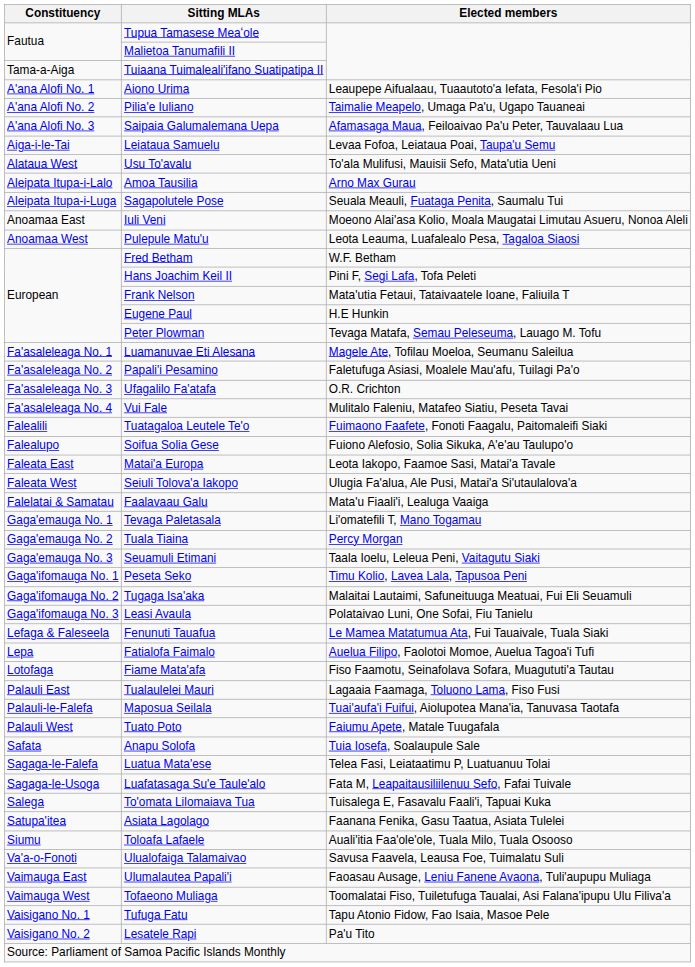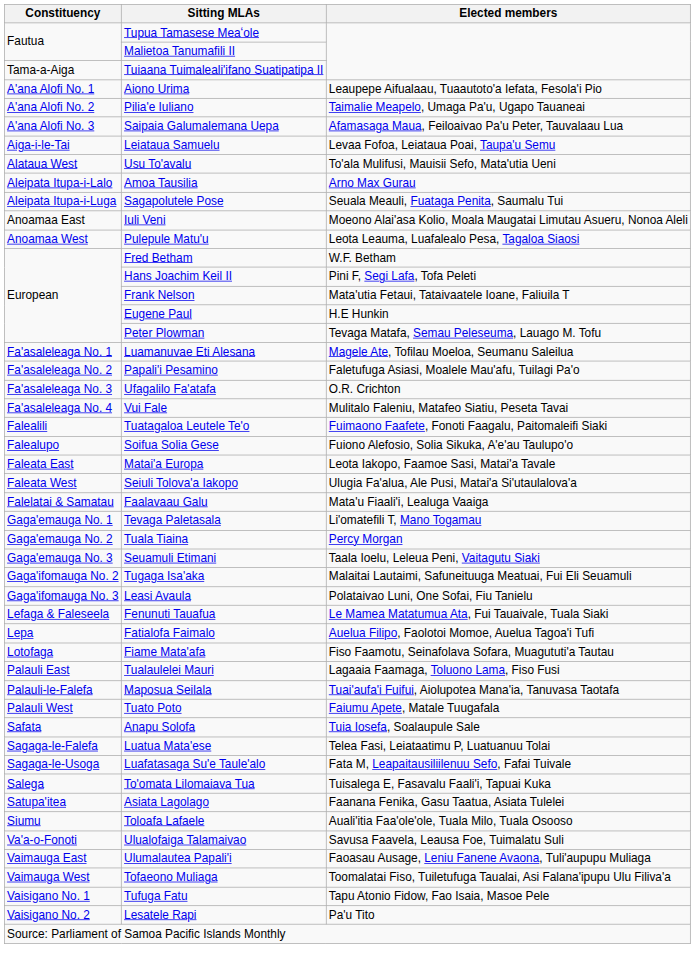- row: (158, 577)
